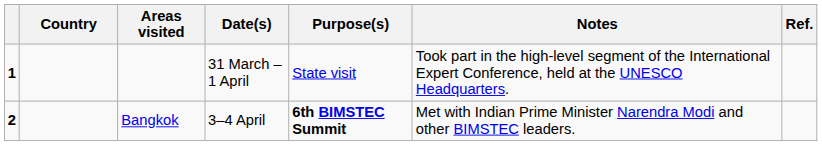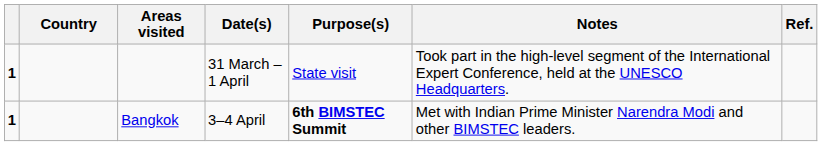(12, 120) 2 -> (12, 120) 1
